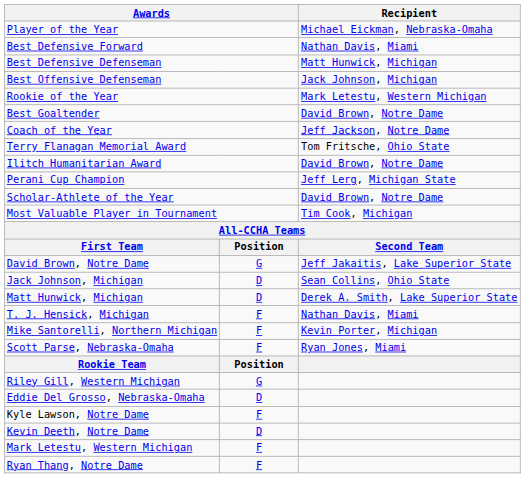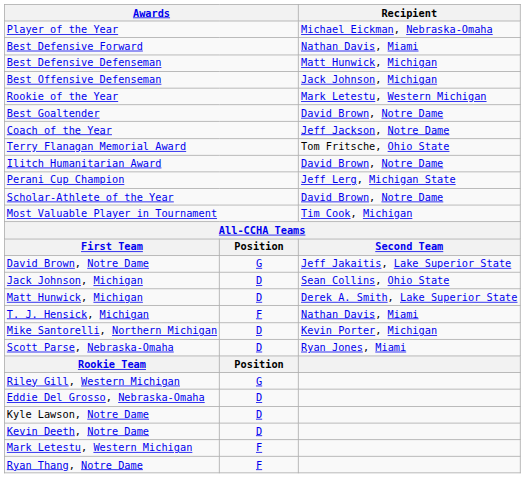(259, 331) F -> (259, 331) D
(259, 348) F -> (259, 348) D
(259, 414) F -> (259, 414) D
